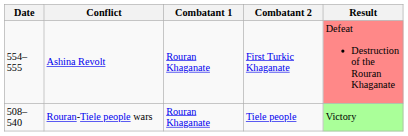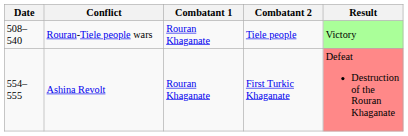rows swapped: (100, 117) <-> (76, 62)
